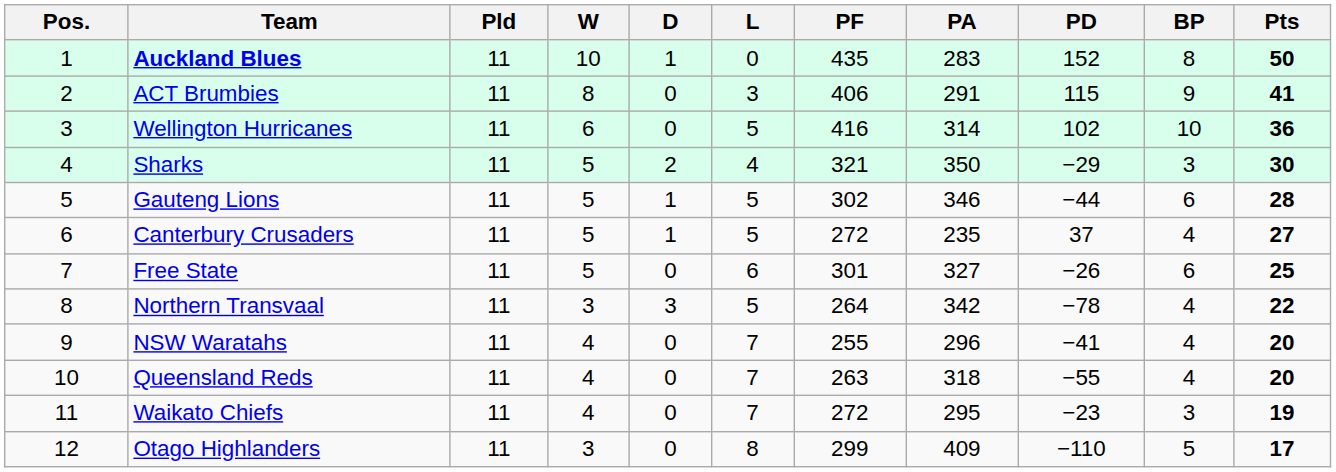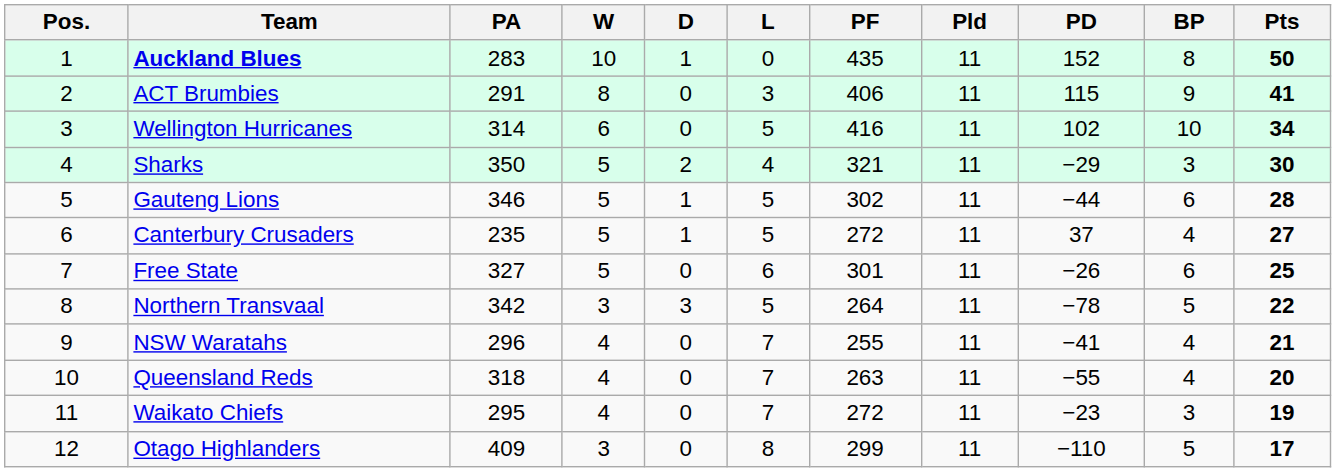columns swapped: (499, 22) <-> (962, 22)
(1282, 128) 36 -> (1282, 128) 34
(1189, 306) 4 -> (1189, 306) 5
(1282, 341) 20 -> (1282, 341) 21
